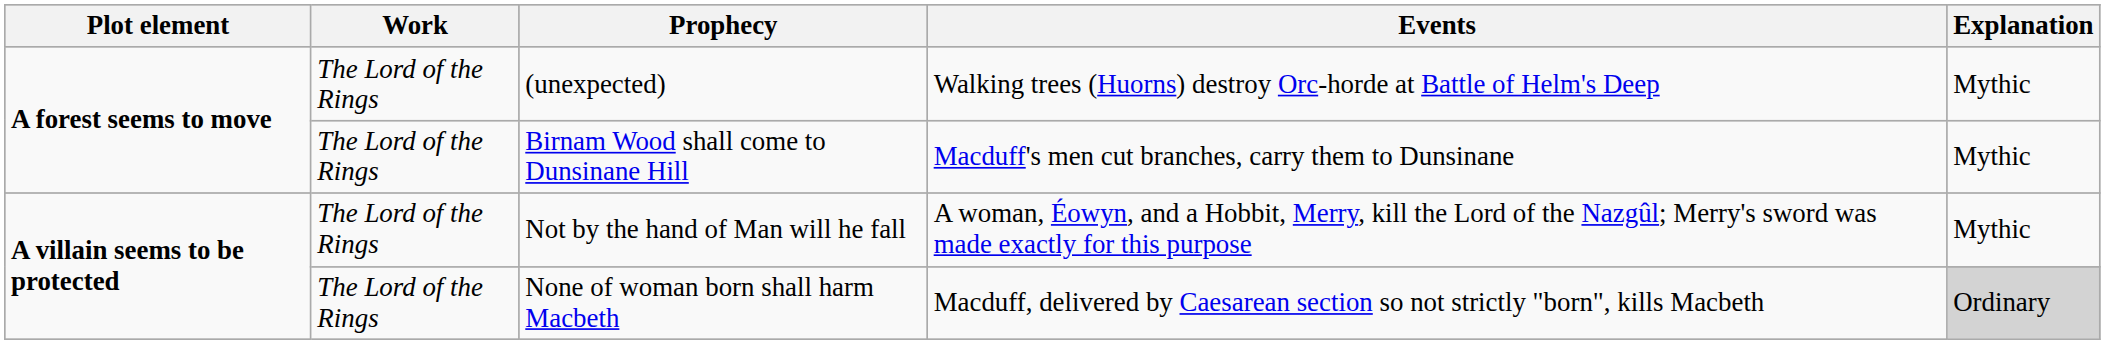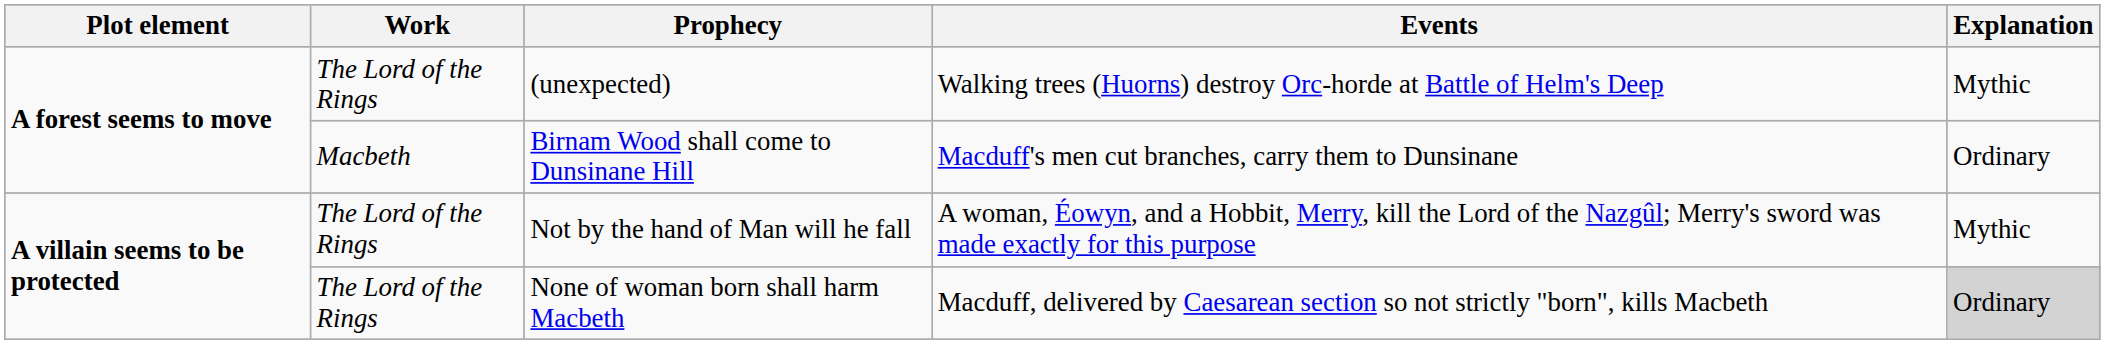(400, 156) The Lord of the Rings -> (364, 156) Macbeth
(1992, 156) Mythic -> (2002, 156) Ordinary
